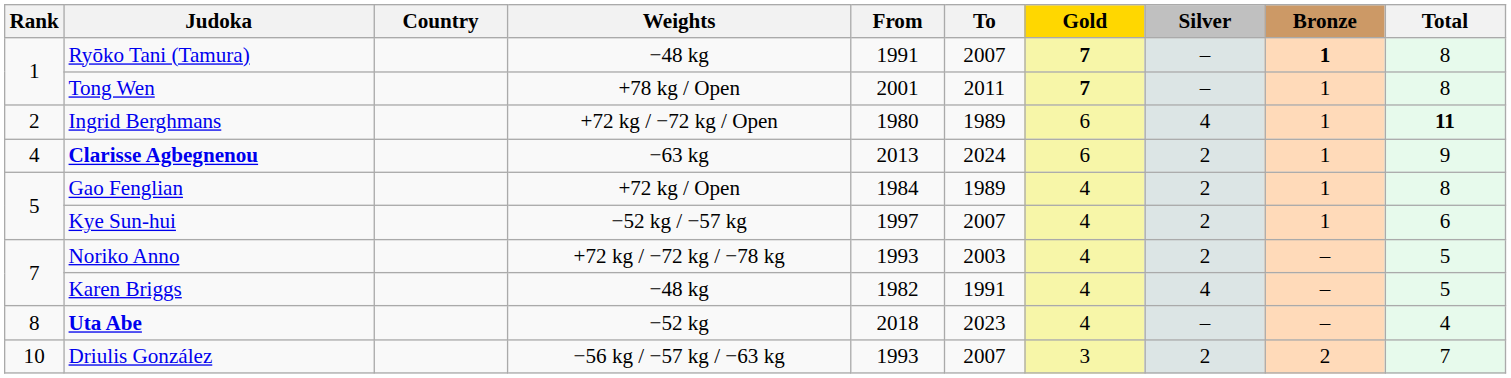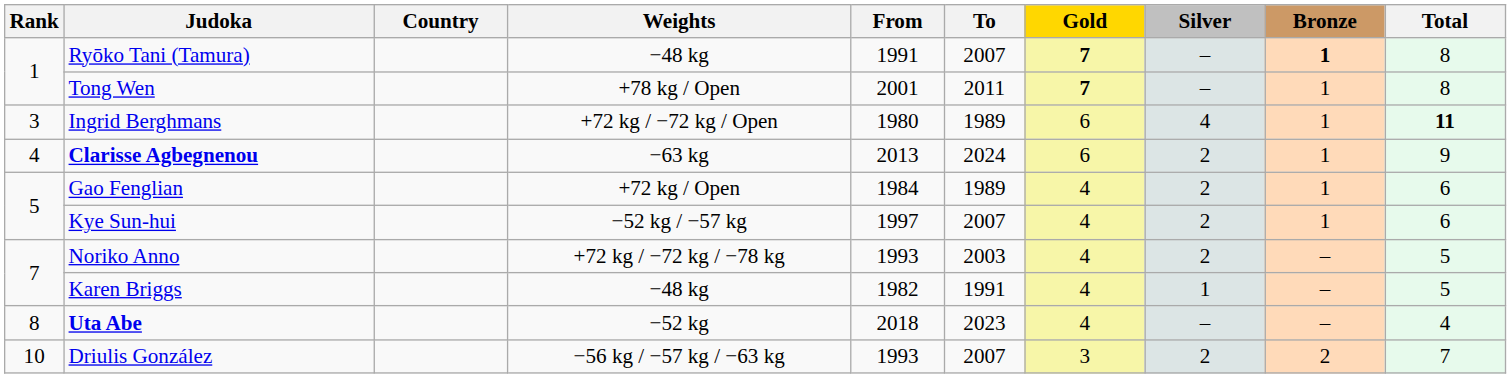(34, 121) 2 -> (34, 121) 3
(1445, 188) 8 -> (1445, 188) 6
(1205, 289) 4 -> (1205, 289) 1
